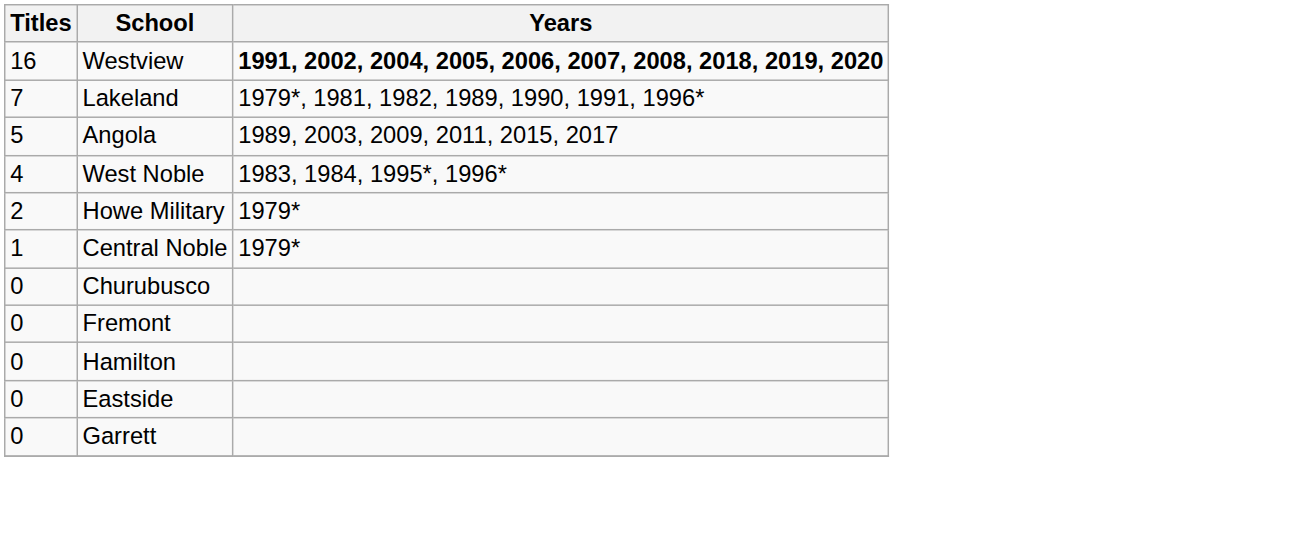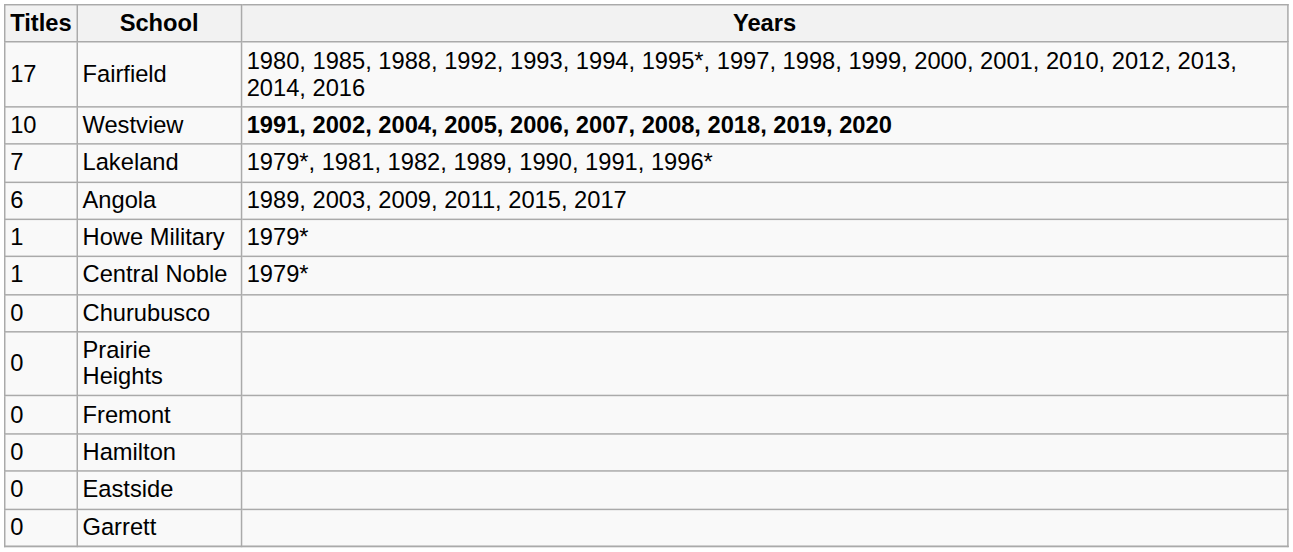+ row: (125, 74)
(23, 60) 16 -> (23, 125) 10
(17, 135) 5 -> (17, 200) 6
- row: (144, 173)
(17, 211) 2 -> (17, 237) 1
+ row: (123, 363)
